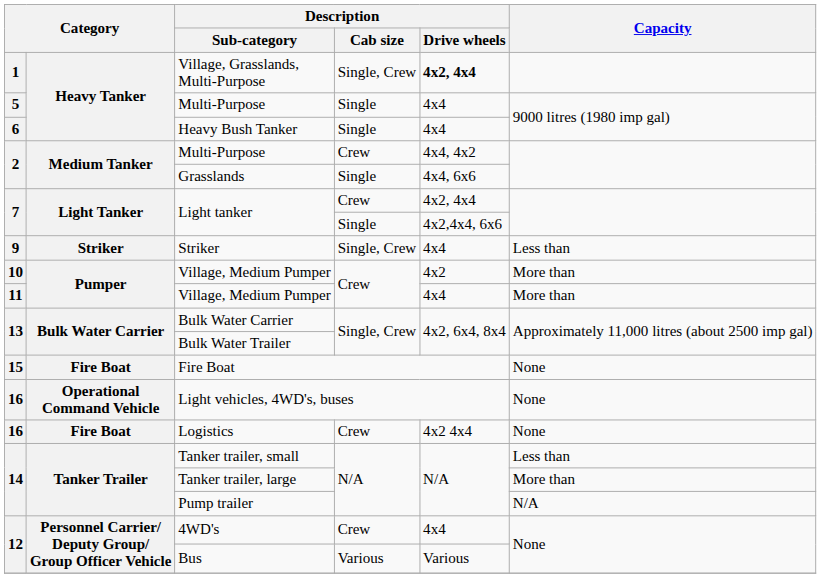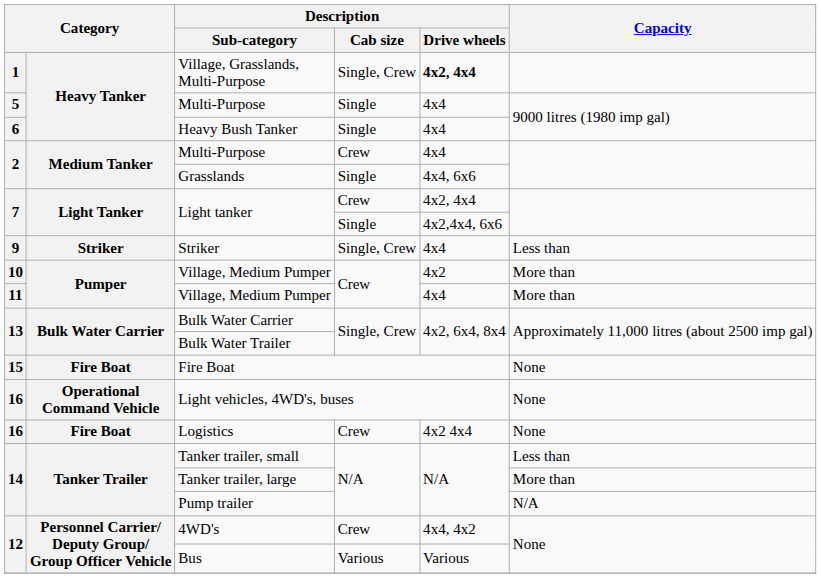(449, 152) 4x4, 4x2 -> (434, 152) 4x4
(434, 529) 4x4 -> (449, 529) 4x4, 4x2
